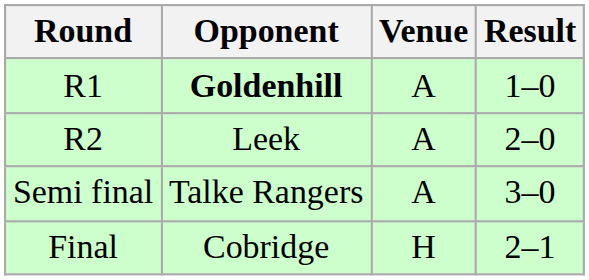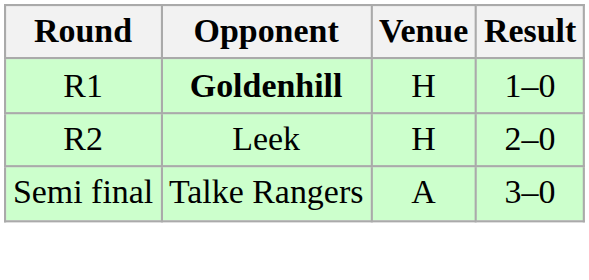(424, 85) A -> (424, 85) H
(424, 138) A -> (424, 138) H
- row: (83, 246)
